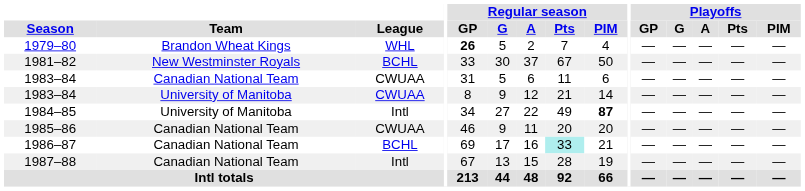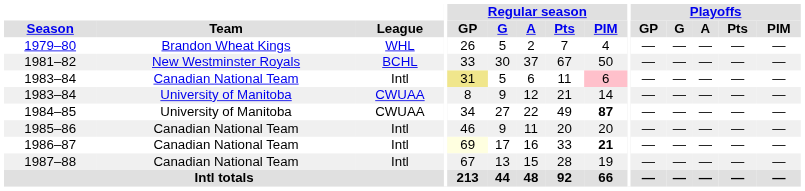(468, 45) bold -> (468, 45) normal
(400, 78) CWUAA -> (400, 78) Intl
(468, 78) no background -> (468, 78) khaki background
(606, 78) no background -> (606, 78) pink background
(400, 111) Intl -> (400, 111) CWUAA
(400, 128) CWUAA -> (400, 128) Intl
(400, 145) BCHL -> (400, 145) Intl
(468, 145) no background -> (468, 145) lightyellow background
(564, 145) paleturquoise background -> (564, 145) no background
(606, 145) normal -> (606, 145) bold
